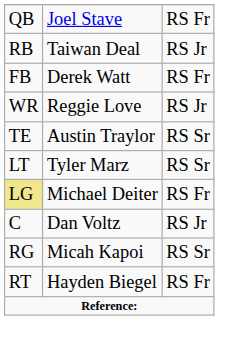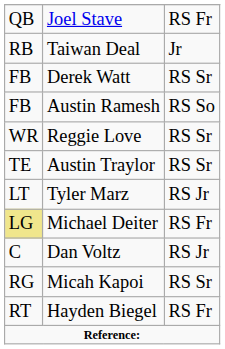(186, 48) RS Jr -> (175, 48) Jr
(188, 77) RS Fr -> (190, 77) RS Sr
+ row: (103, 106)
(186, 106) RS Jr -> (190, 135) RS Sr
(188, 164) RS Sr -> (189, 194) RS Jr
